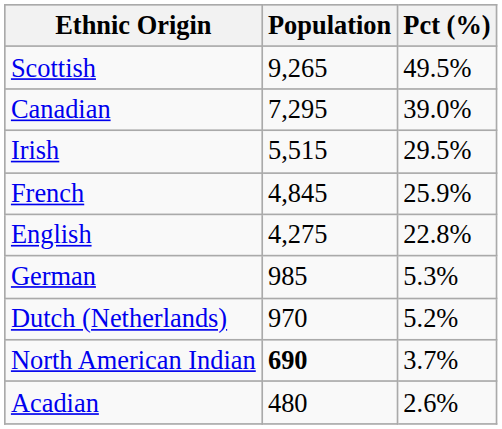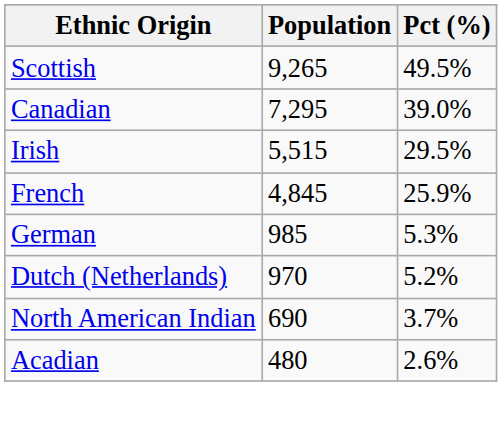- row: (51, 234)
(288, 360) bold -> (288, 318) normal
